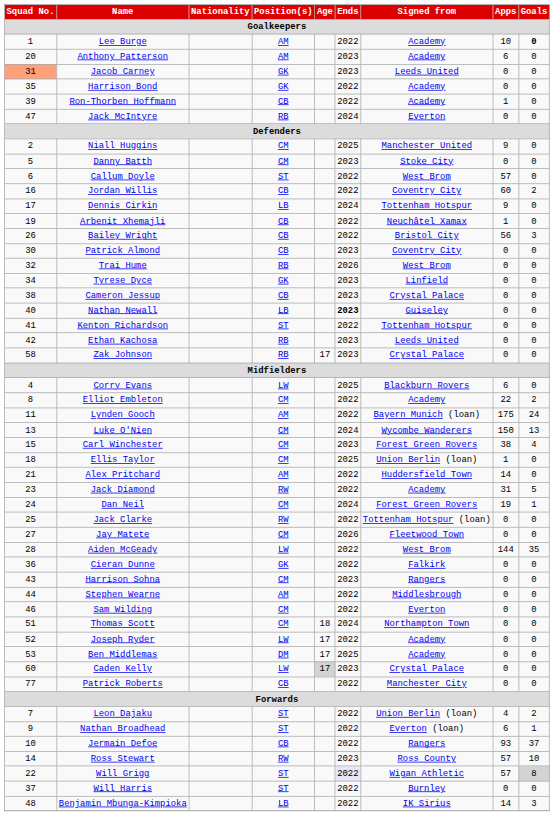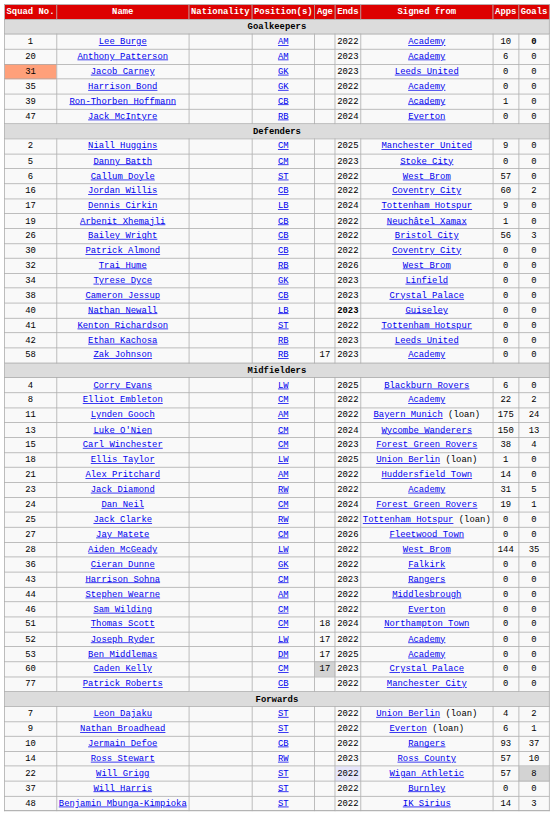(348, 251) 2023 -> (348, 251) 2022
(427, 355) Crystal Palace -> (427, 355) Academy
(283, 460) CM -> (283, 460) LW
(283, 669) LW -> (283, 669) CM
(283, 803) LB -> (283, 803) ST
